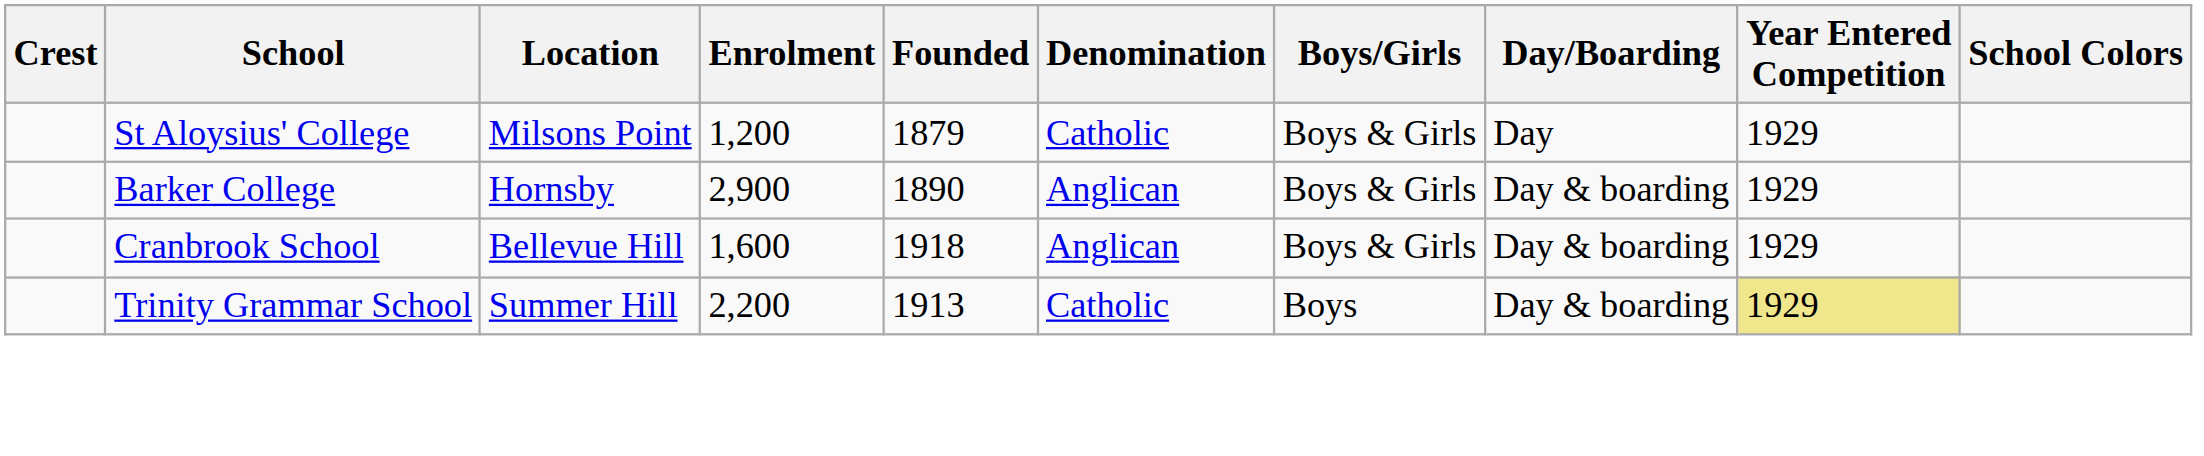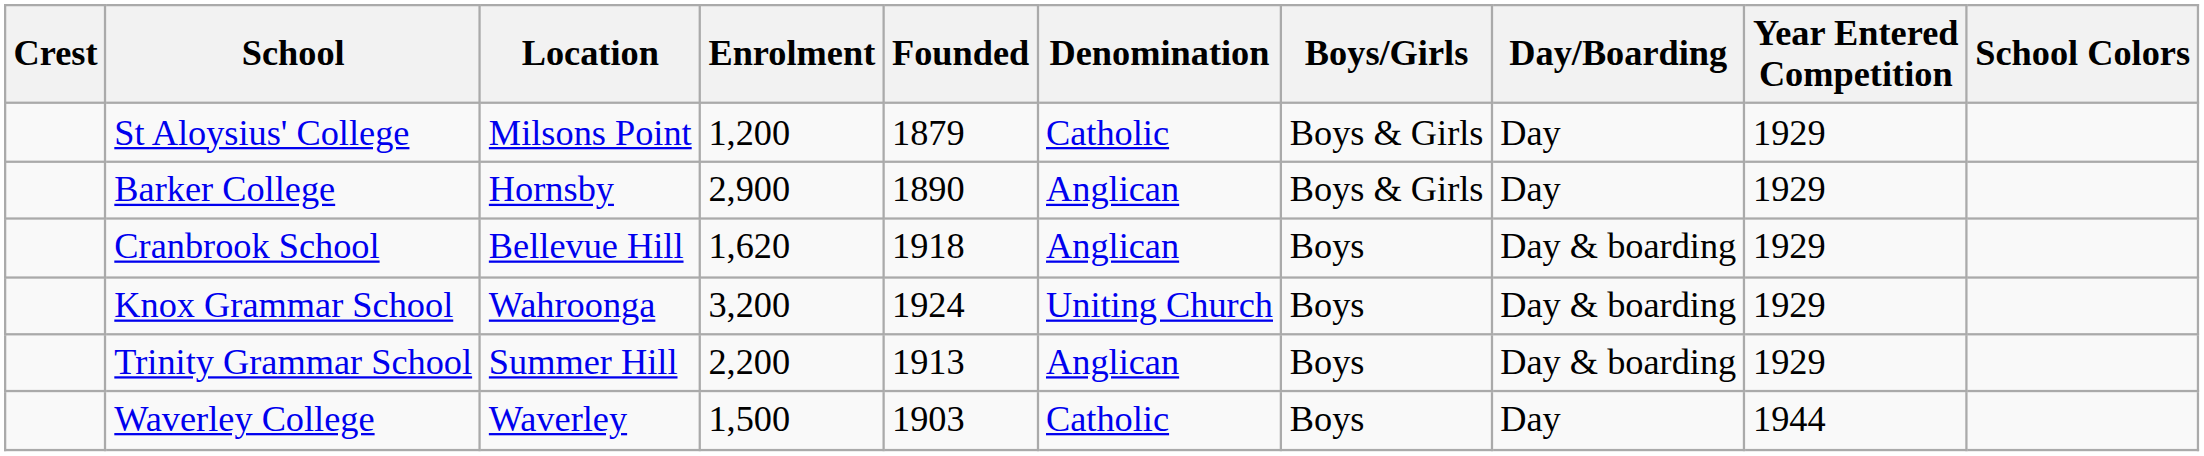(1611, 189) Day & boarding -> (1530, 189) Day
(749, 246) 1,600 -> (749, 246) 1,620
(1380, 246) Boys & Girls -> (1327, 246) Boys
+ row: (284, 304)
(1108, 304) Catholic -> (1113, 362) Anglican
(1782, 304) khaki background -> (1789, 362) no background
+ row: (244, 419)
